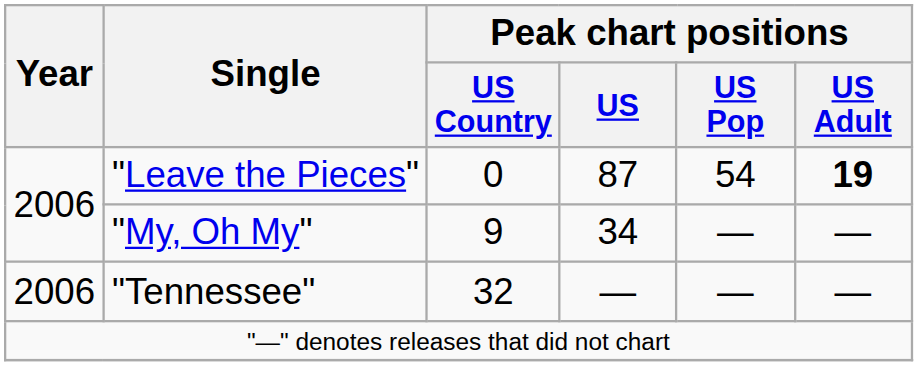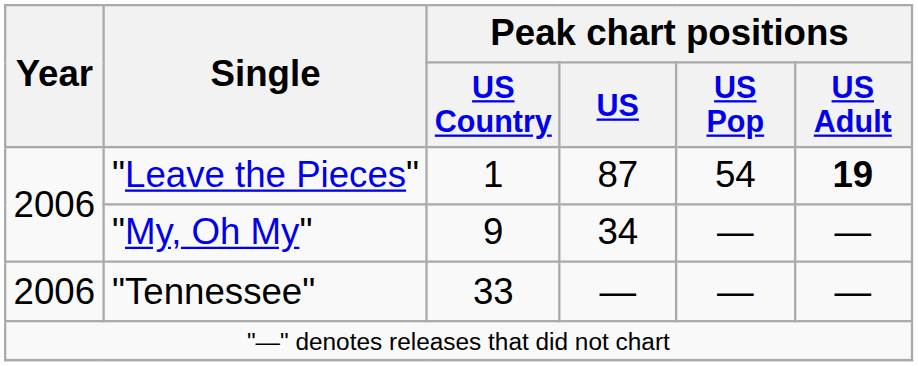(493, 174) 0 -> (493, 174) 1
(493, 291) 32 -> (493, 291) 33
